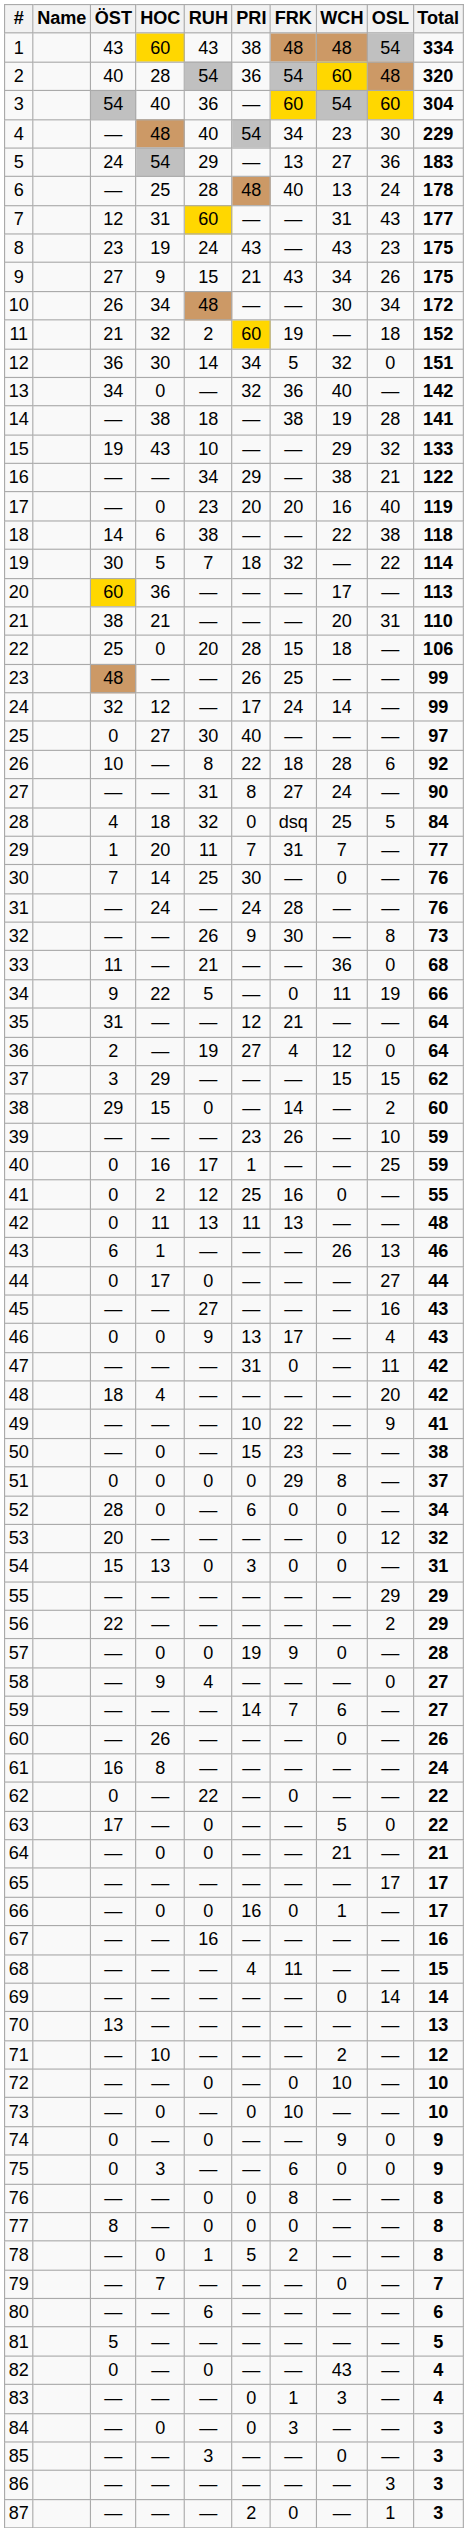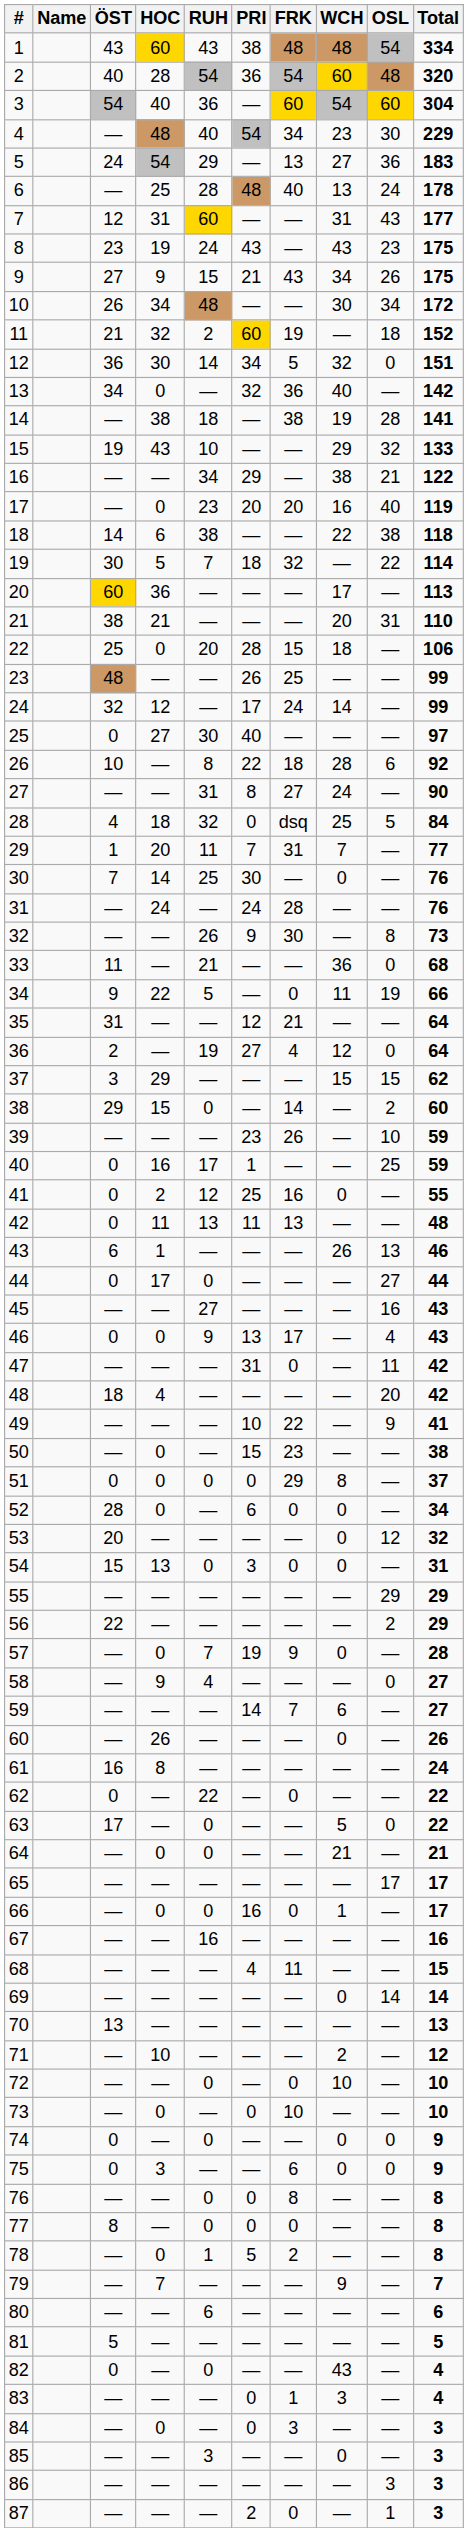(208, 1653) 0 -> (208, 1653) 7
(342, 2140) 9 -> (342, 2140) 0
(342, 2284) 0 -> (342, 2284) 9
